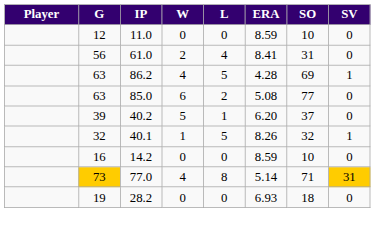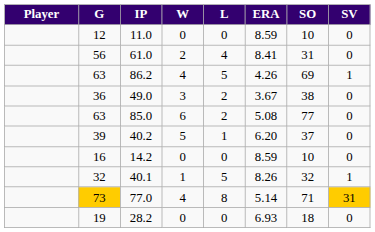(266, 75) 4.28 -> (266, 75) 4.26
+ row: (141, 95)
rows swapped: (141, 156) <-> (141, 136)
